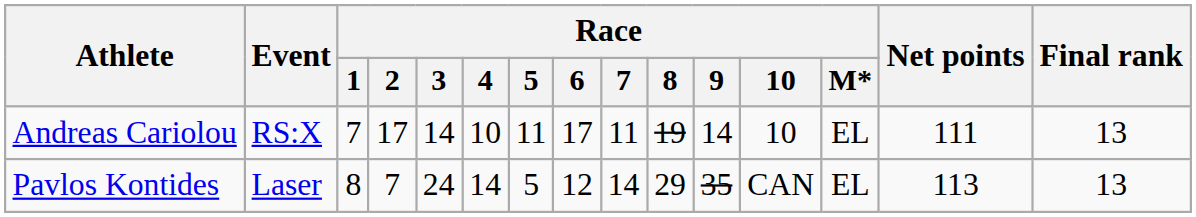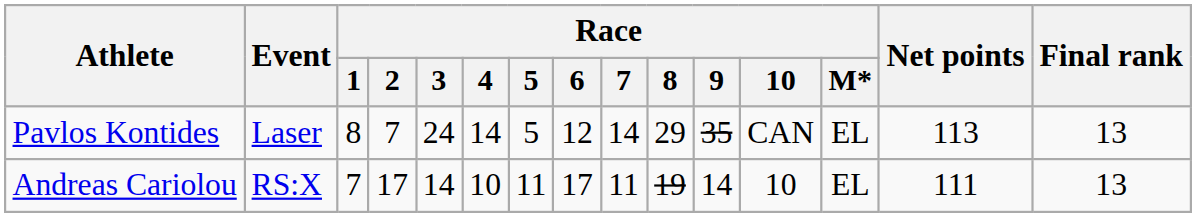rows swapped: (125, 132) <-> (116, 184)
